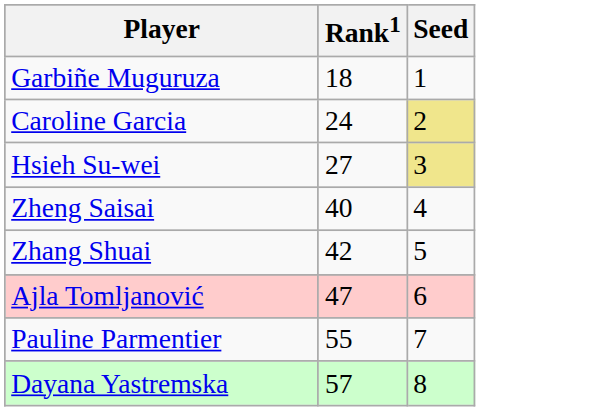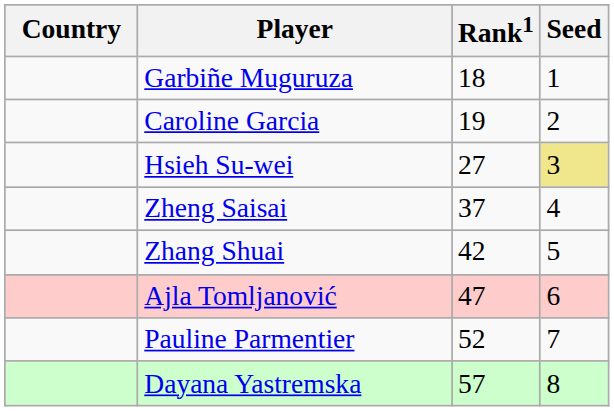+ column: (71, 30)
(339, 121) 24 -> (472, 121) 19
(420, 121) khaki background -> (553, 121) no background
(339, 208) 40 -> (472, 208) 37
(339, 339) 55 -> (472, 339) 52
